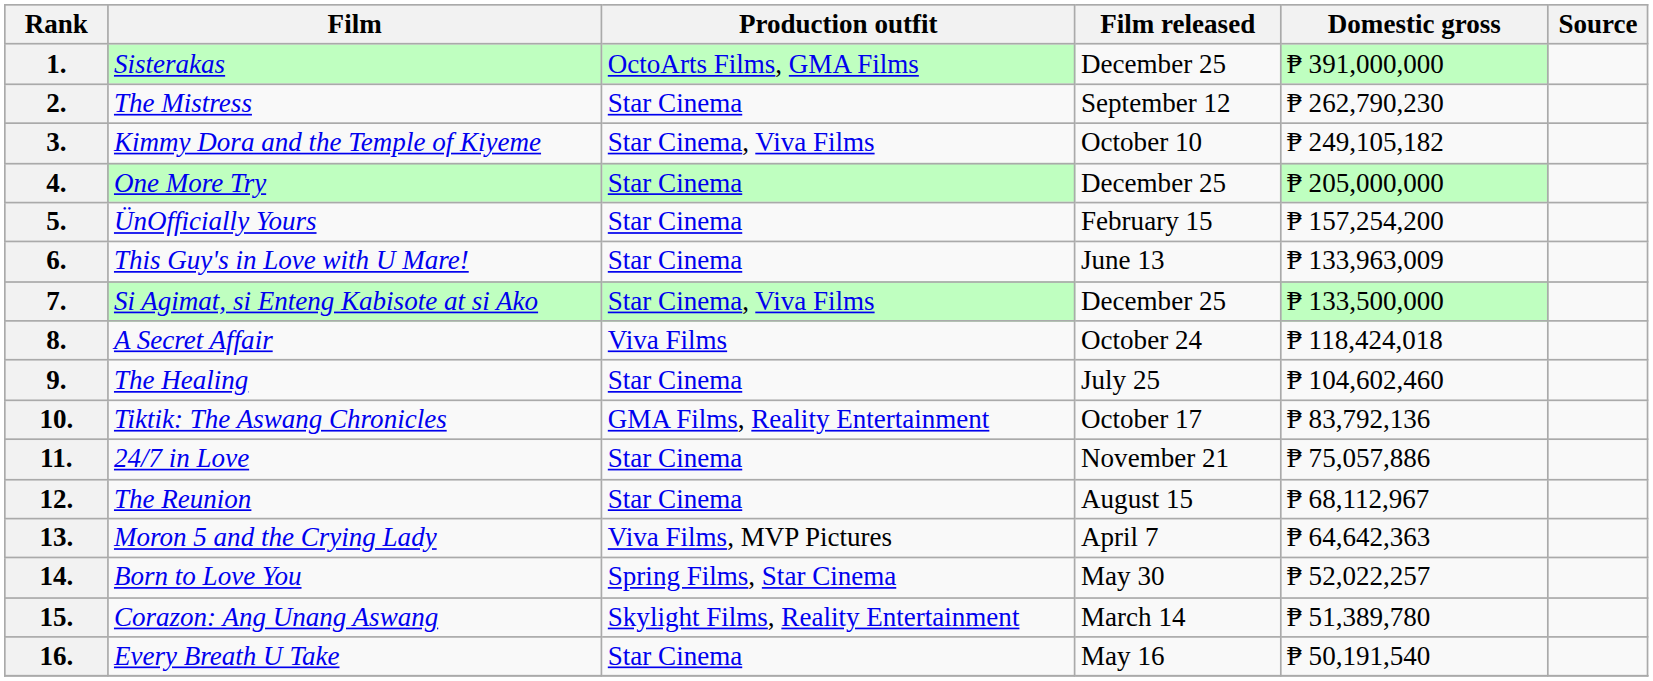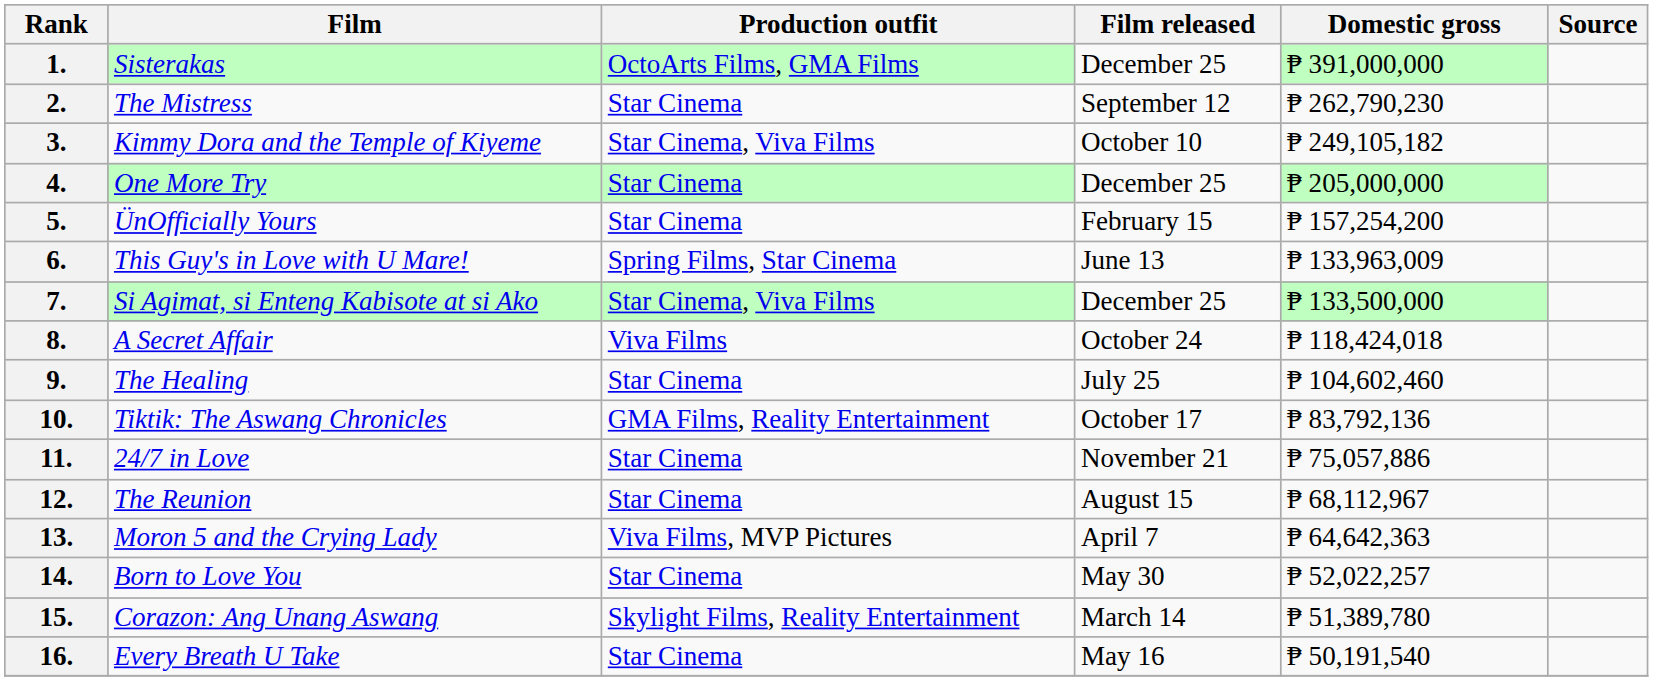(675, 261) Star Cinema -> (752, 261) Spring Films, Star Cinema
(752, 577) Spring Films, Star Cinema -> (675, 577) Star Cinema
